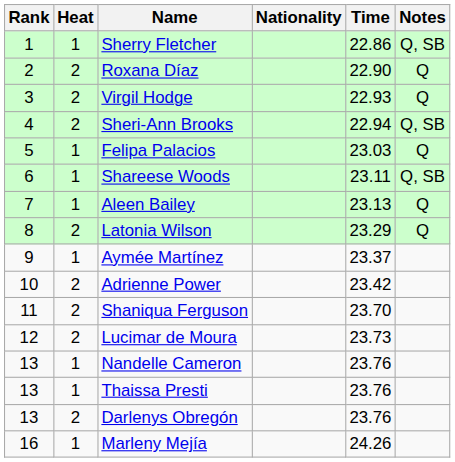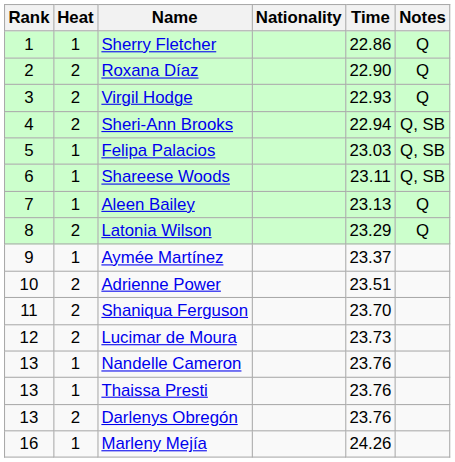(423, 44) Q, SB -> (423, 44) Q
(423, 151) Q -> (423, 151) Q, SB
(370, 284) 23.42 -> (370, 284) 23.51
